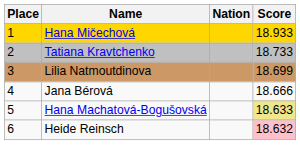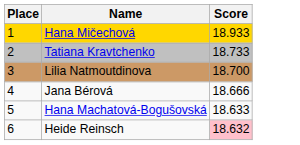- column: (231, 14)
(274, 71) 18.699 -> (231, 71) 18.700
(274, 110) khaki background -> (231, 110) no background
